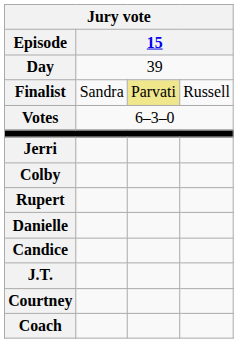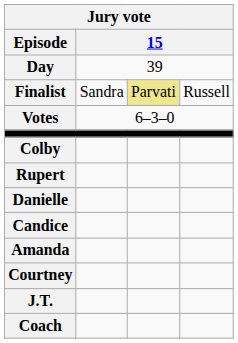- row: (40, 149)
+ row: (40, 250)
rows swapped: (40, 275) <-> (40, 300)
